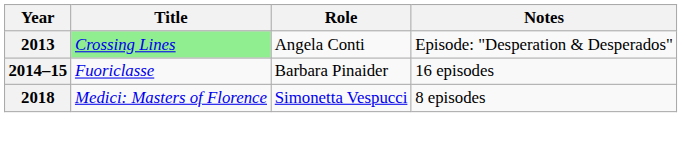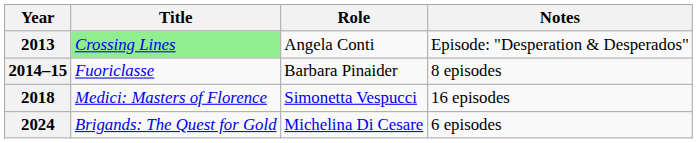(455, 71) 16 episodes -> (466, 71) 8 episodes
(450, 97) 8 episodes -> (470, 97) 16 episodes
+ row: (38, 124)
